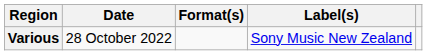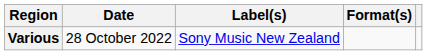columns swapped: (211, 15) <-> (331, 15)
